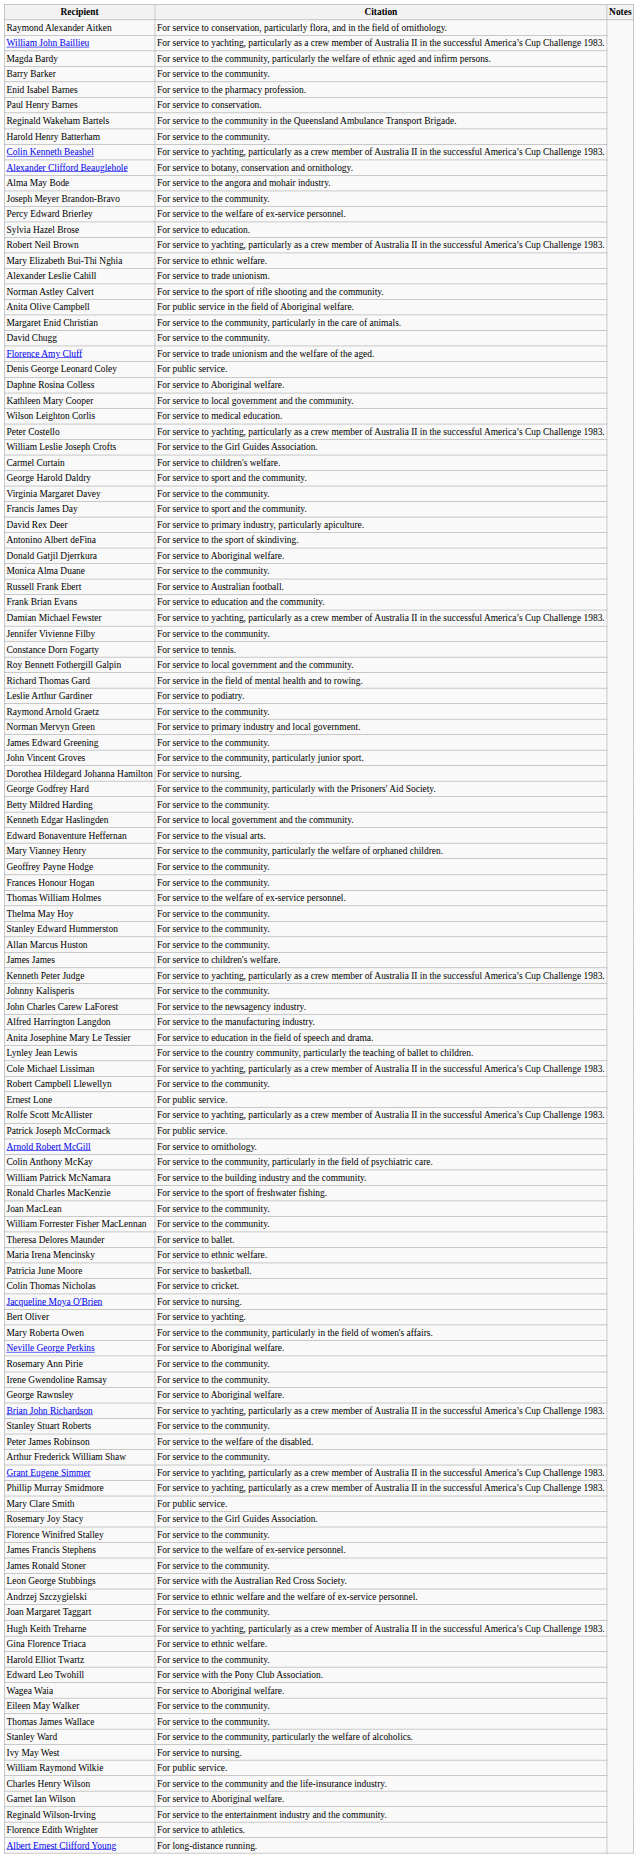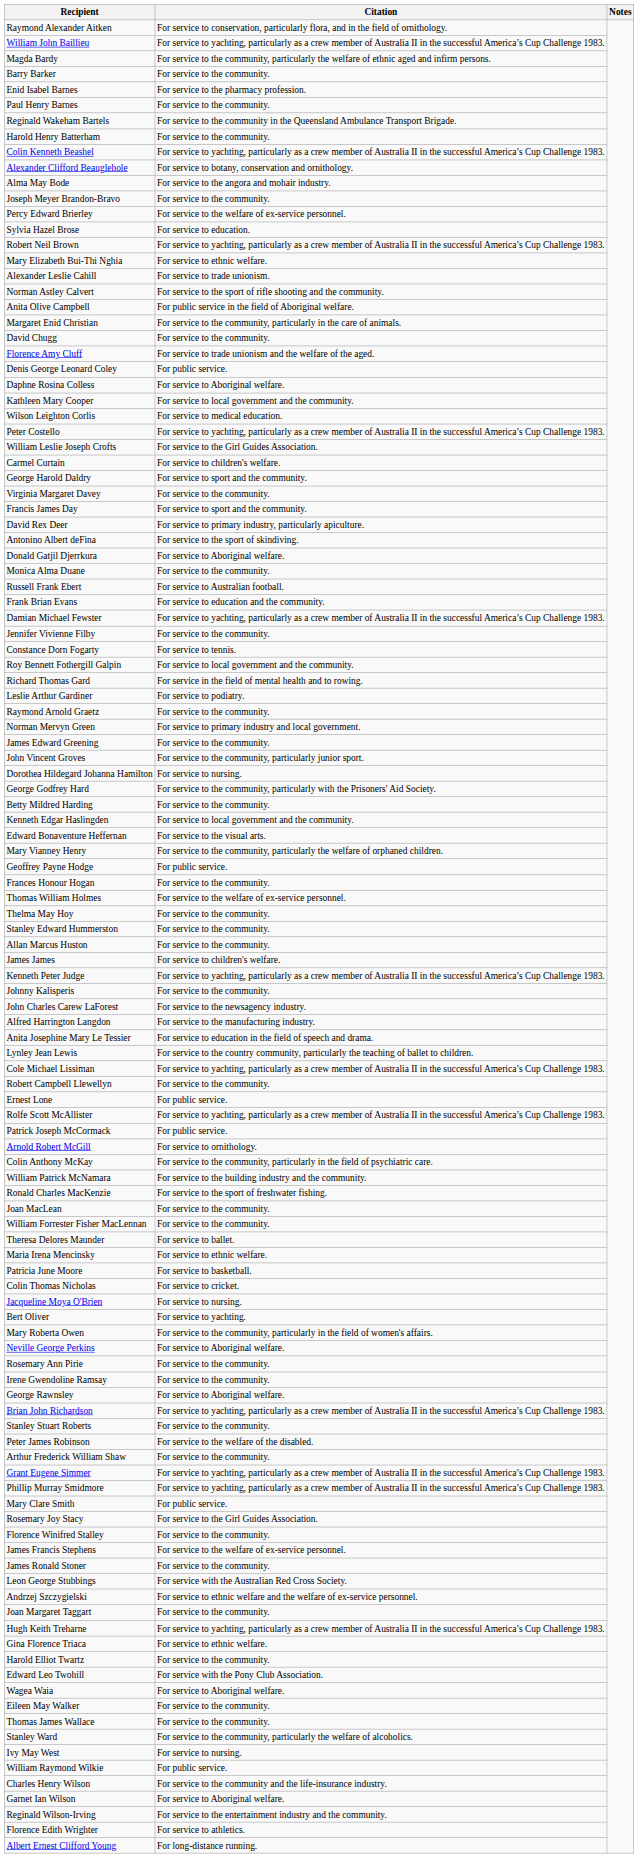(209, 105) For service to conservation. -> (213, 105) For service to the community.
(213, 867) For service to the community. -> (192, 867) For public service.
